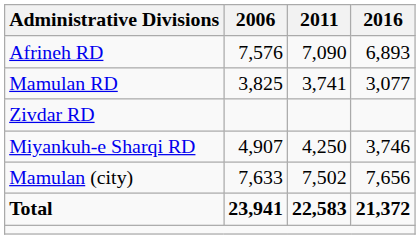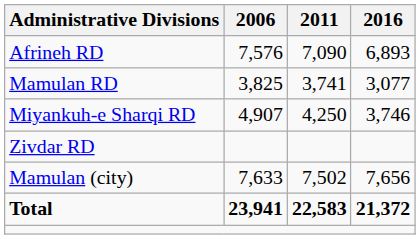rows swapped: (102, 146) <-> (52, 114)
